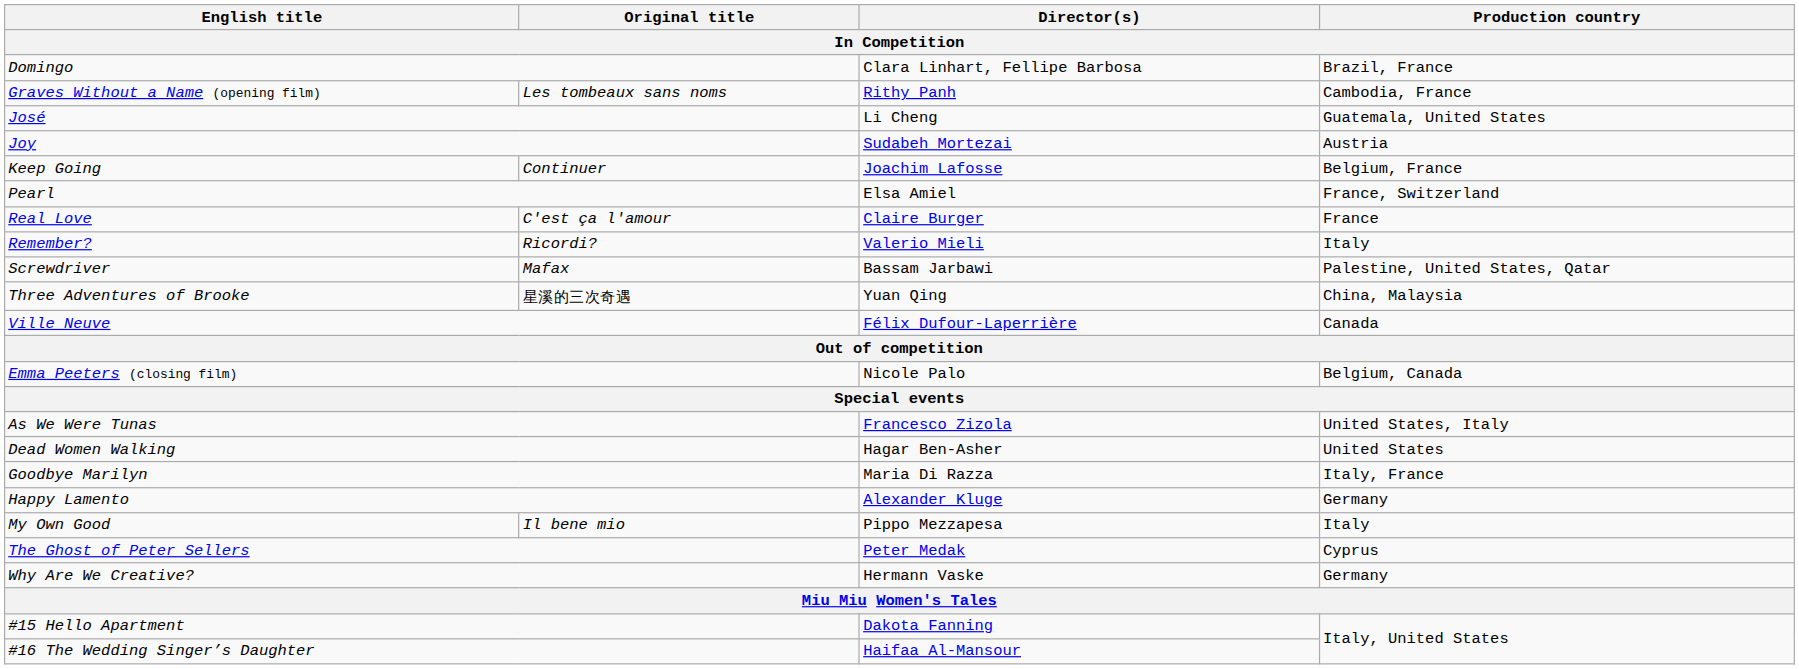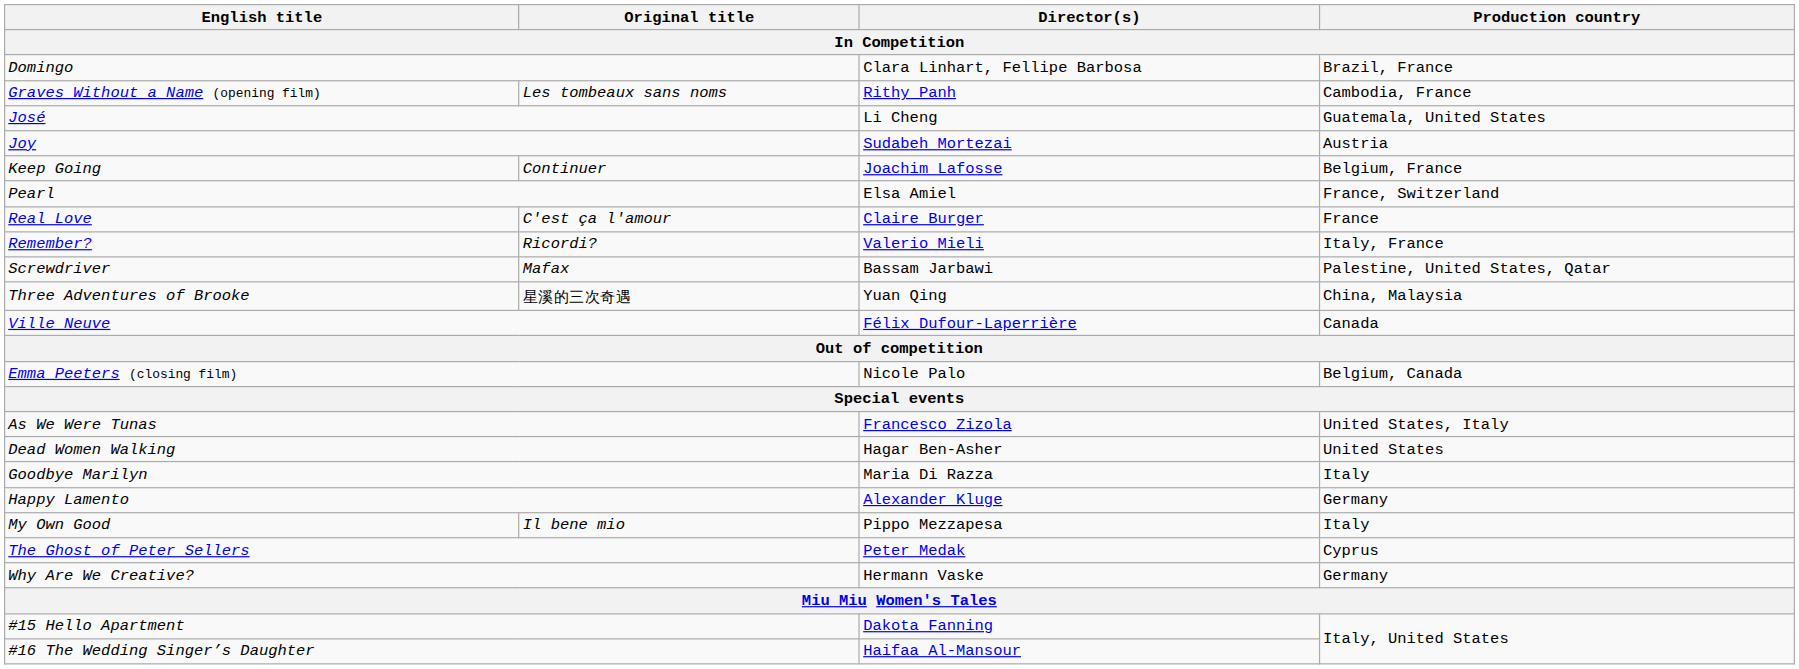(1346, 244) Italy -> (1383, 244) Italy, France
(1383, 475) Italy, France -> (1346, 475) Italy
